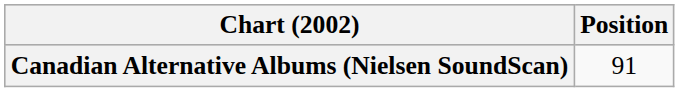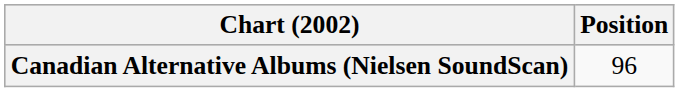(624, 65) 91 -> (624, 65) 96
